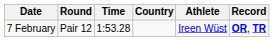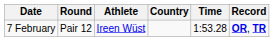columns swapped: (203, 12) <-> (113, 12)
